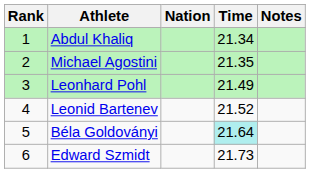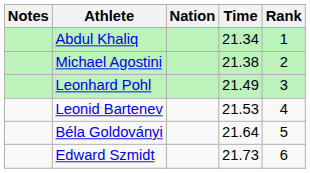columns swapped: (26, 16) <-> (281, 16)
(236, 62) 21.35 -> (241, 62) 21.38
(236, 109) 21.52 -> (241, 109) 21.53
(236, 132) paleturquoise background -> (241, 132) no background
